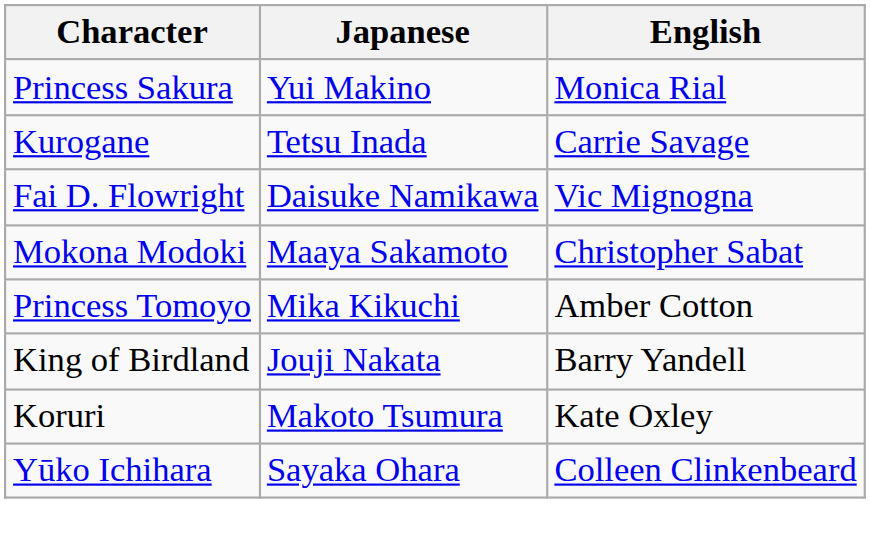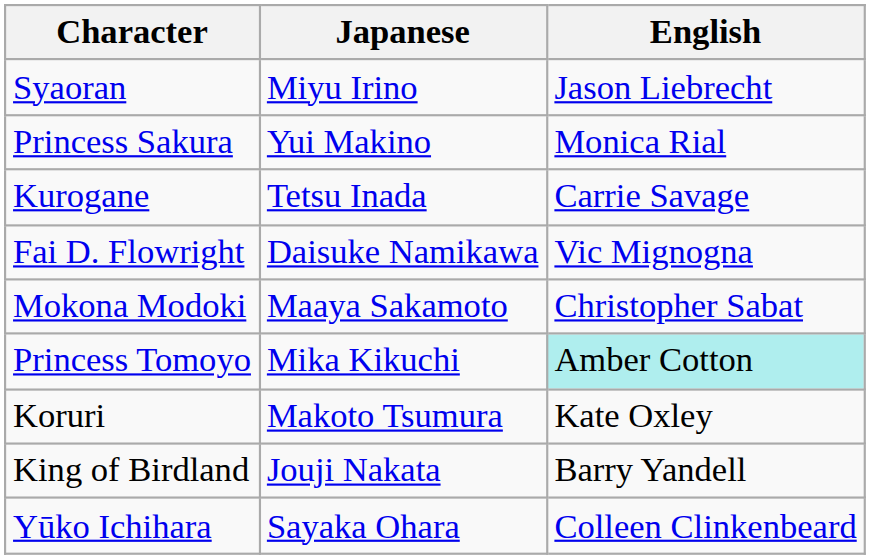+ row: (70, 86)
(654, 305) no background -> (654, 360) paleturquoise background
rows swapped: (131, 360) <-> (59, 415)
